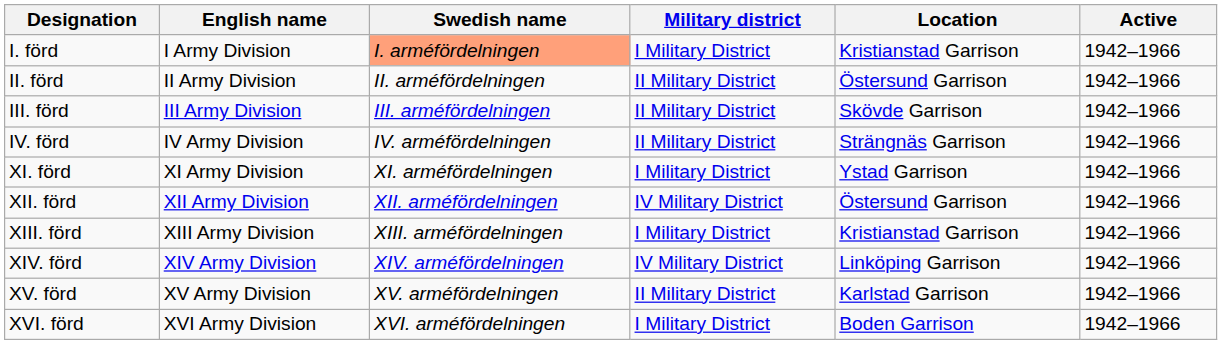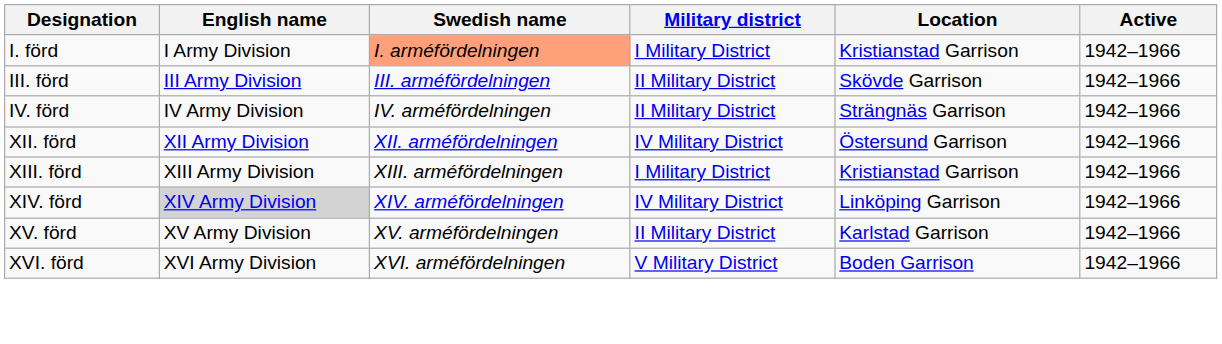- row: (36, 80)
- row: (40, 171)
(240, 263) no background -> (240, 202) lightgrey background
(702, 324) I Military District -> (706, 263) V Military District
